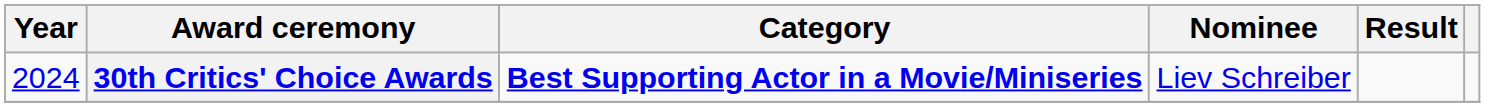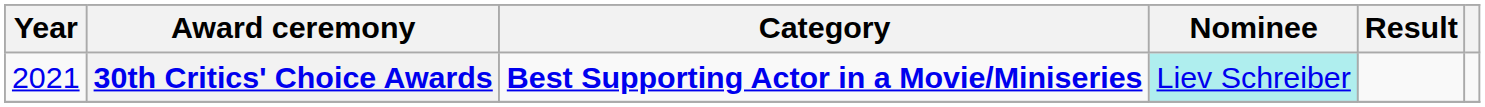(46, 76) 2024 -> (46, 76) 2021
(1254, 76) no background -> (1254, 76) paleturquoise background
